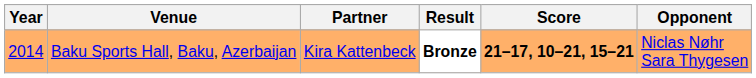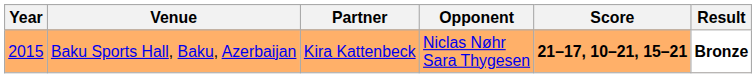columns swapped: (695, 17) <-> (450, 17)
(26, 51) 2014 -> (26, 51) 2015
